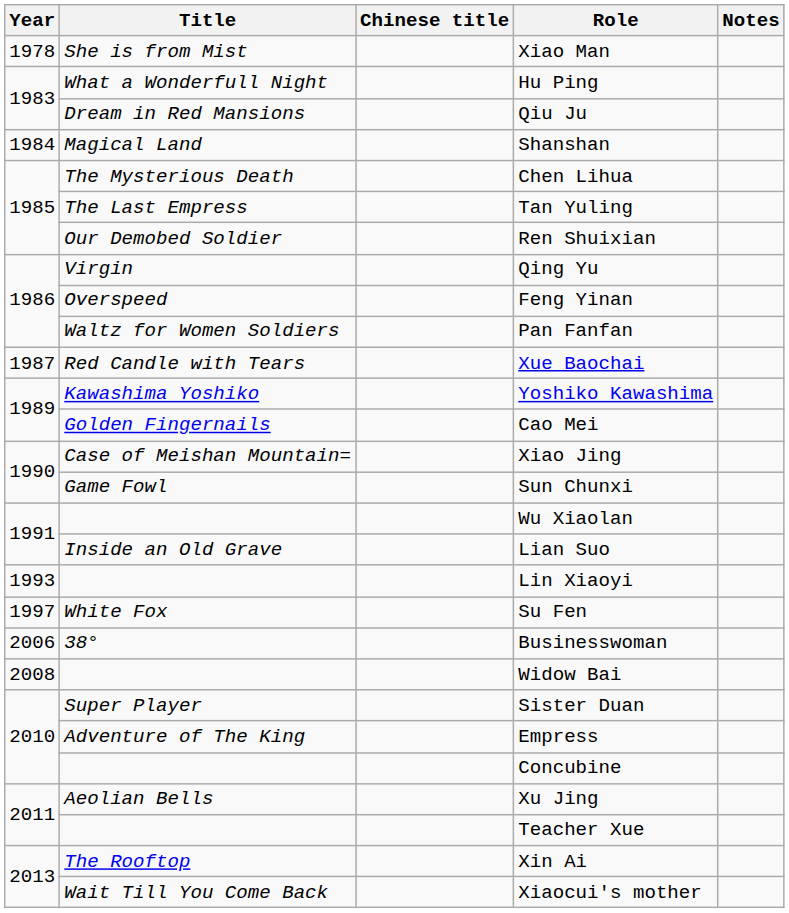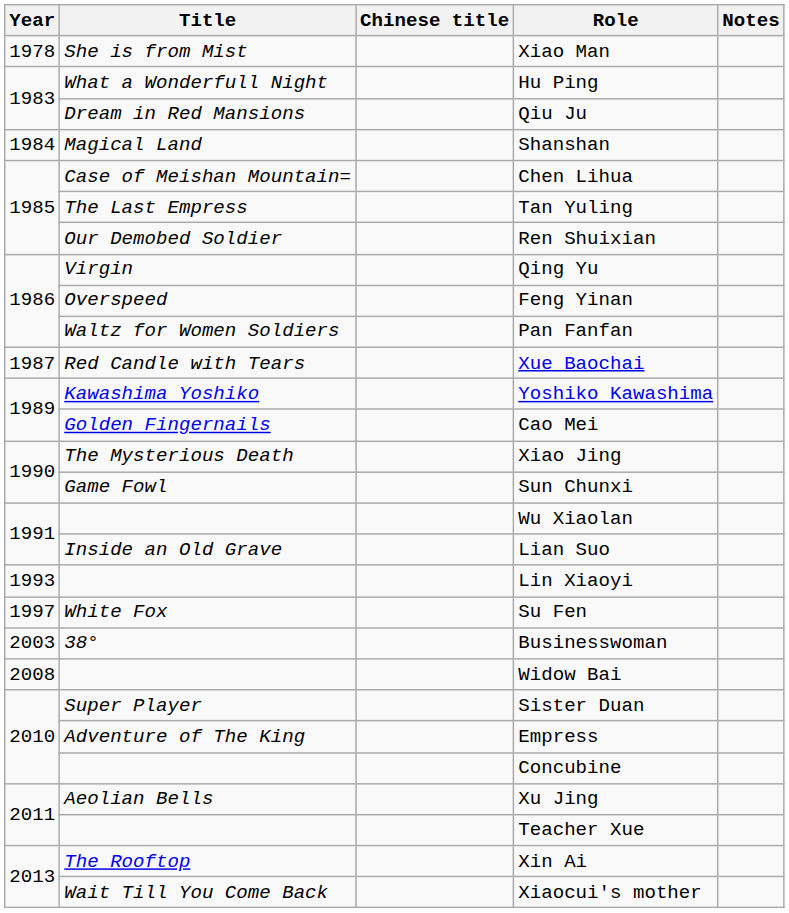(179, 176) The Mysterious Death -> (208, 176) Case of Meishan Mountain=
(208, 456) Case of Meishan Mountain= -> (179, 456) The Mysterious Death
(32, 643) 2006 -> (32, 643) 2003
